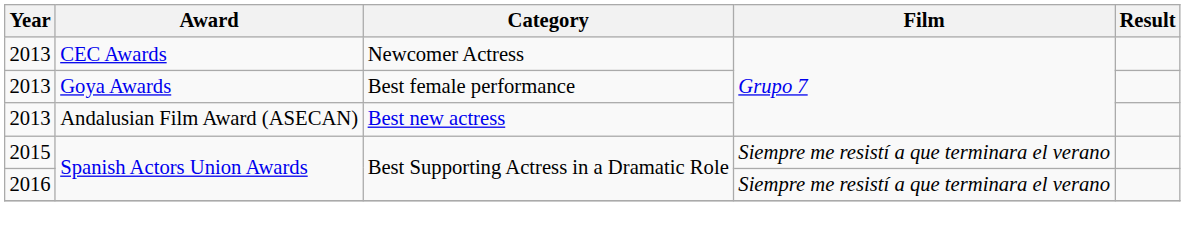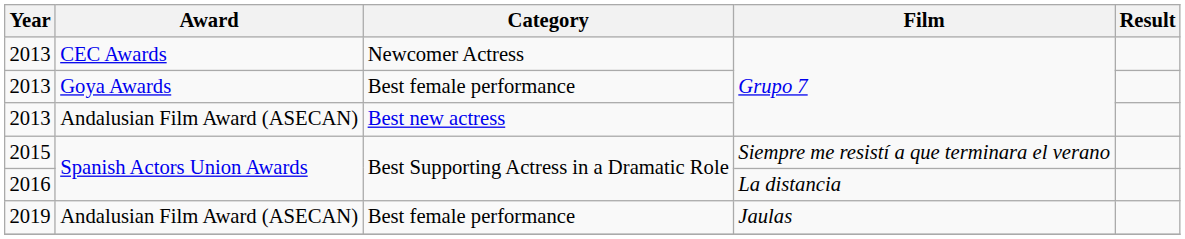(924, 184) Siempre me resistí a que terminara el verano -> (790, 184) La distancia
+ row: (30, 217)
